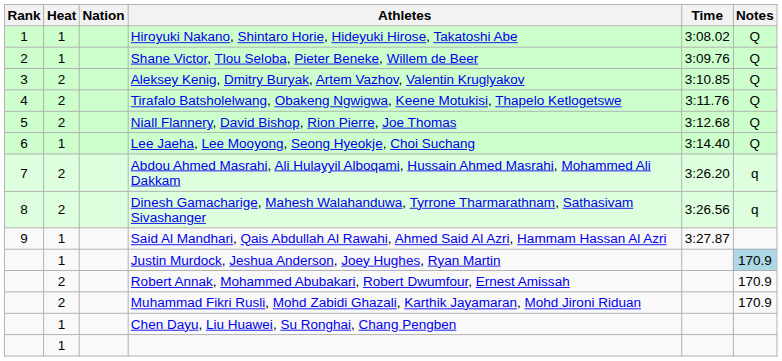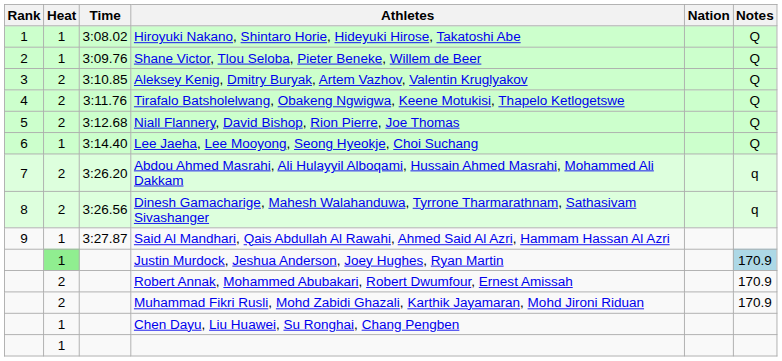columns swapped: (104, 15) <-> (707, 15)
(62, 260) no background -> (62, 260) lightgreen background
